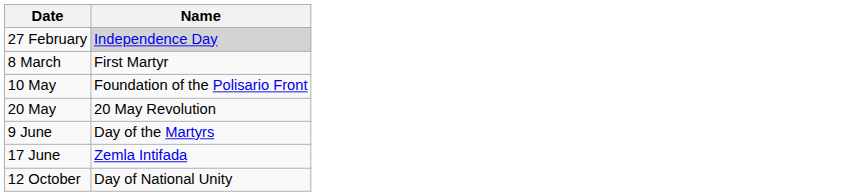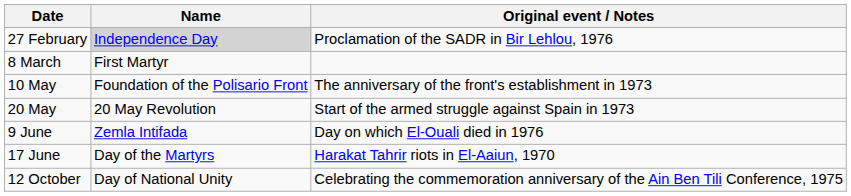+ column: (579, 16)
(154, 132) Day of the Martyrs -> (141, 132) Zemla Intifada
(141, 156) Zemla Intifada -> (154, 156) Day of the Martyrs
